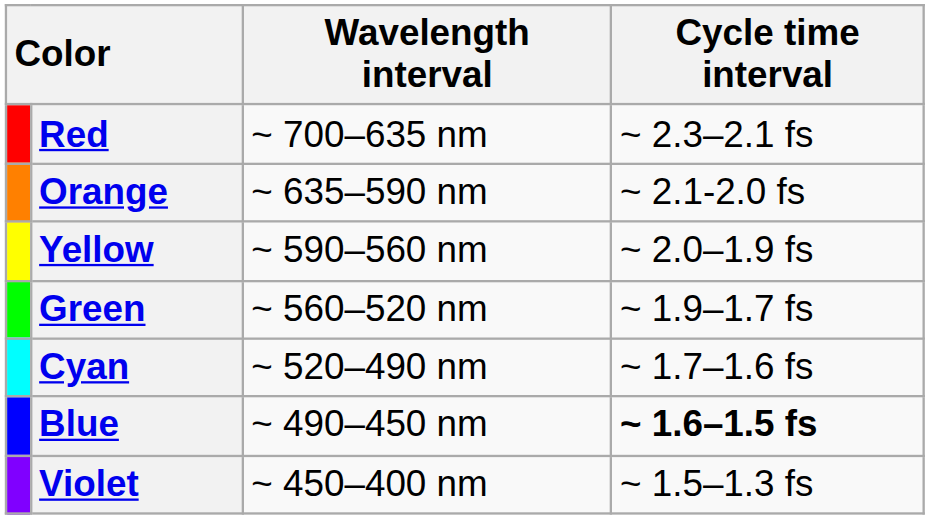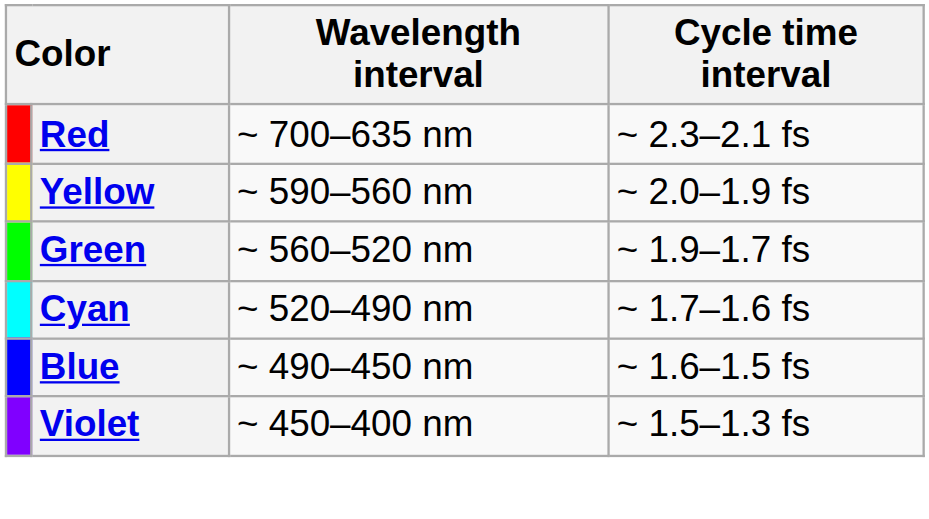- row: (104, 191)
(719, 425) bold -> (713, 366) normal
